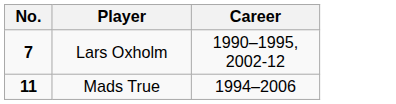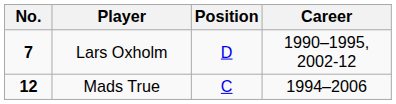+ column: (227, 17)
(28, 86) 11 -> (28, 86) 12
